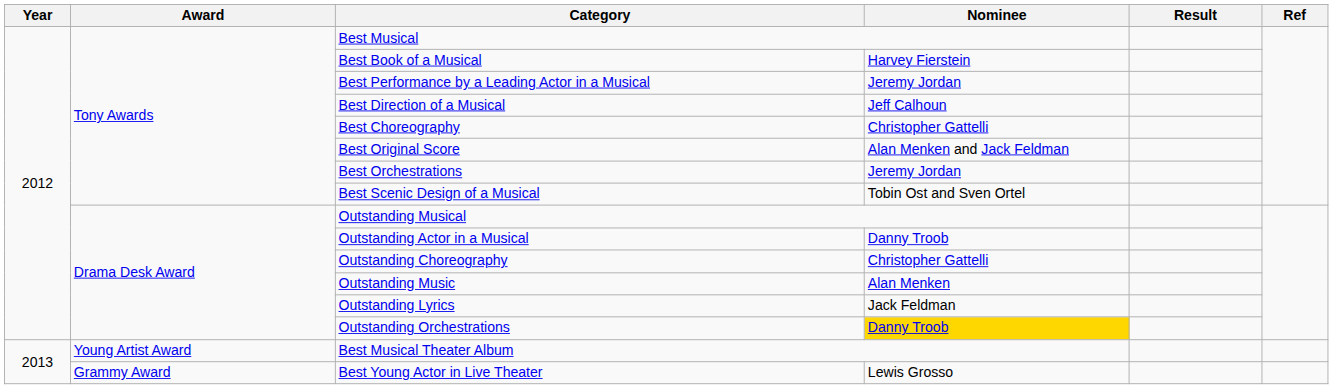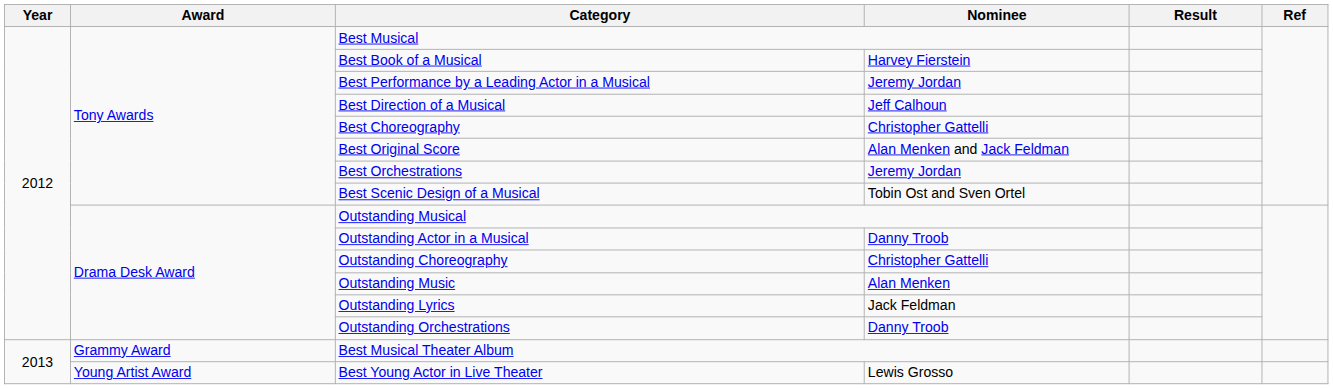(908, 328) gold background -> (908, 328) no background
(133, 350) Young Artist Award -> (122, 350) Grammy Award
(122, 372) Grammy Award -> (133, 372) Young Artist Award
